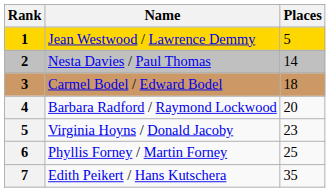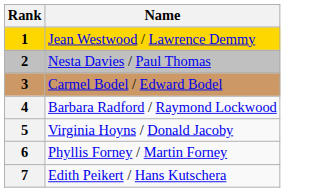- column: (303, 15)
